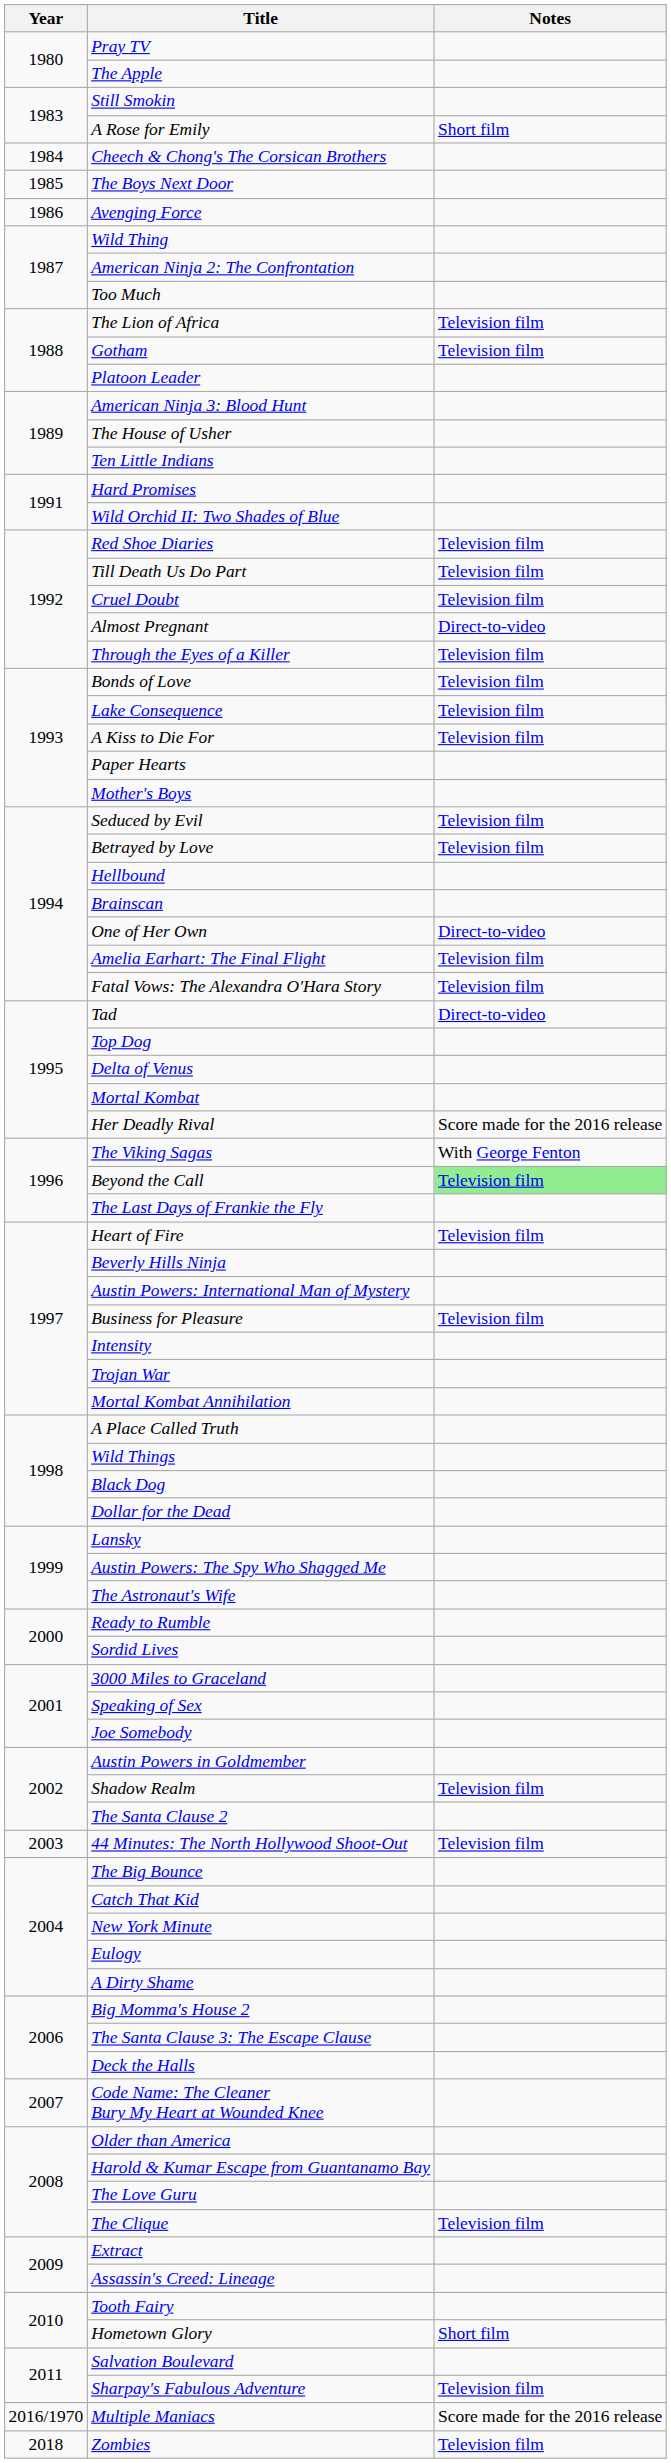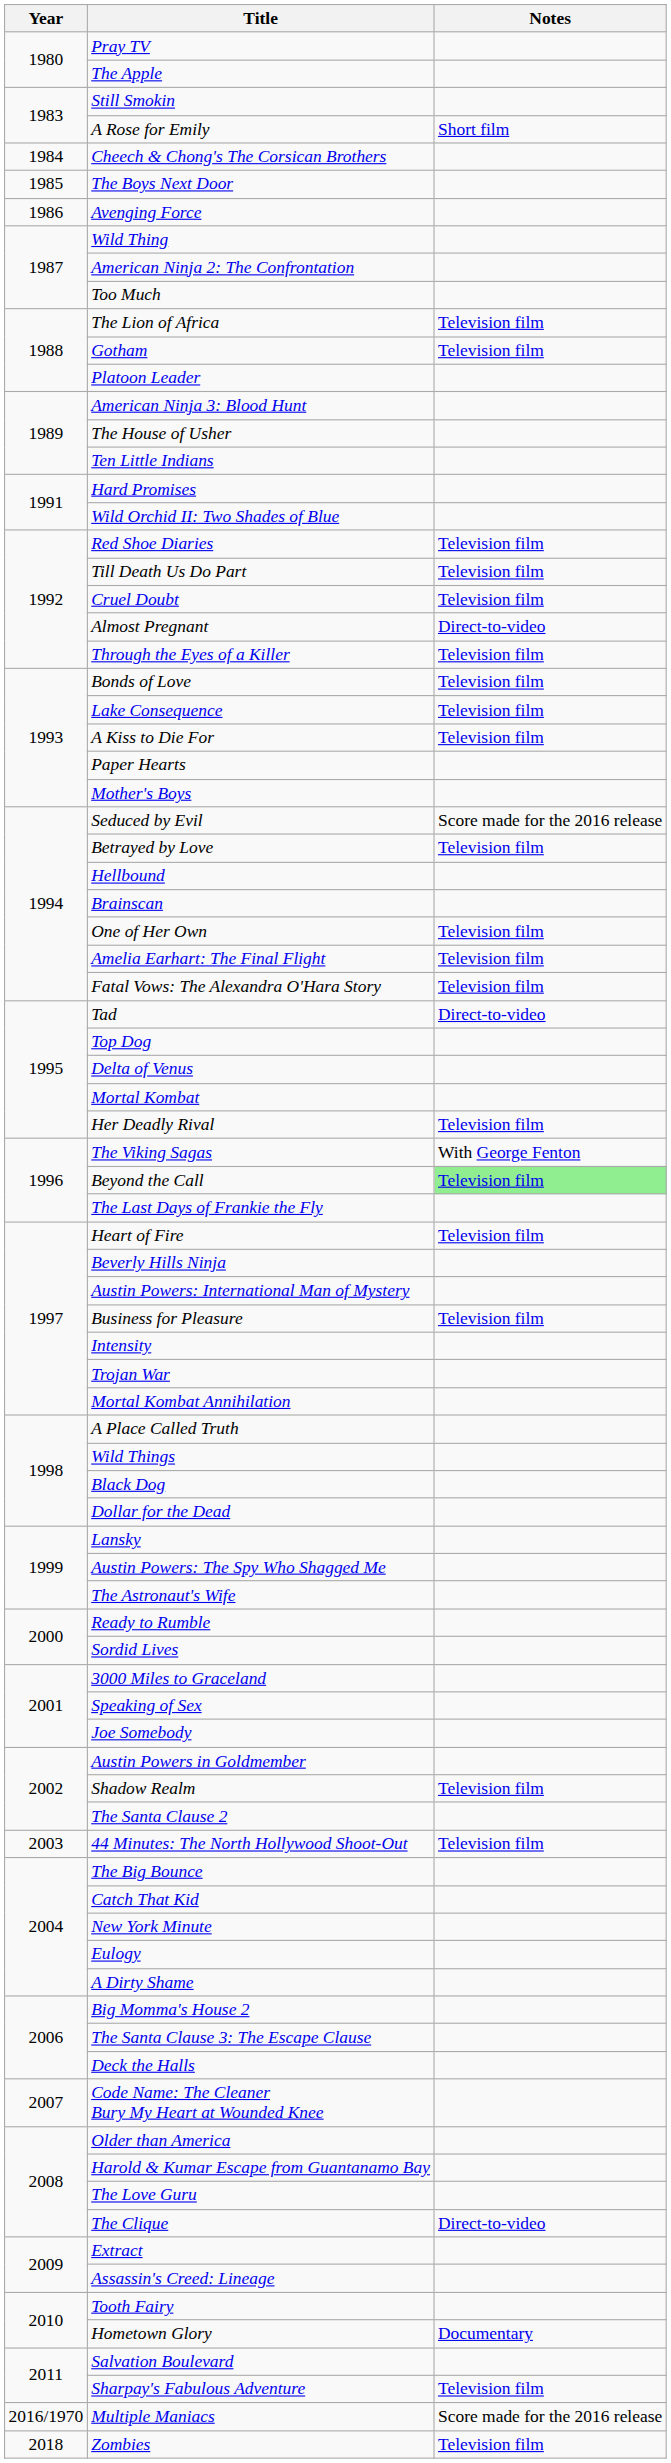(491, 820) Television film -> (550, 820) Score made for the 2016 release
(492, 931) Direct-to-video -> (491, 931) Television film
(550, 1124) Score made for the 2016 release -> (491, 1124) Television film
(491, 2222) Television film -> (492, 2222) Direct-to-video
(474, 2333) Short film -> (485, 2333) Documentary
